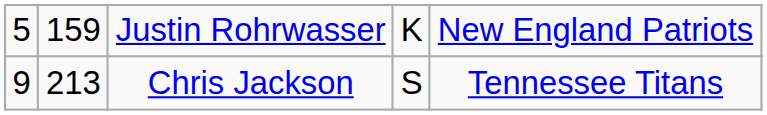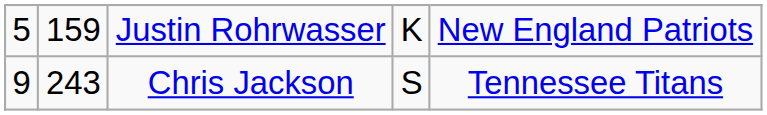(73, 82) 213 -> (73, 82) 243
